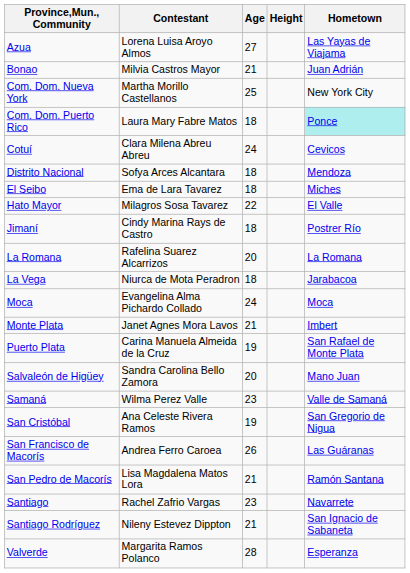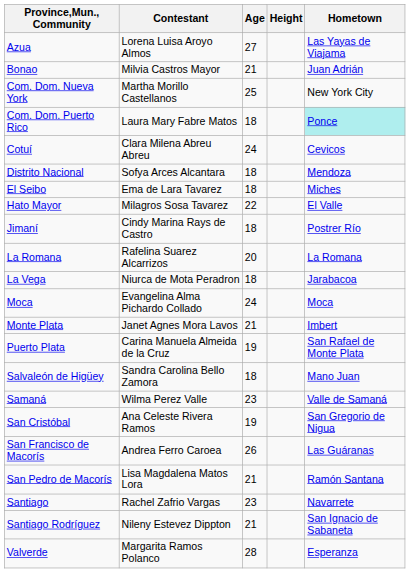(251, 376) 20 -> (251, 376) 18
